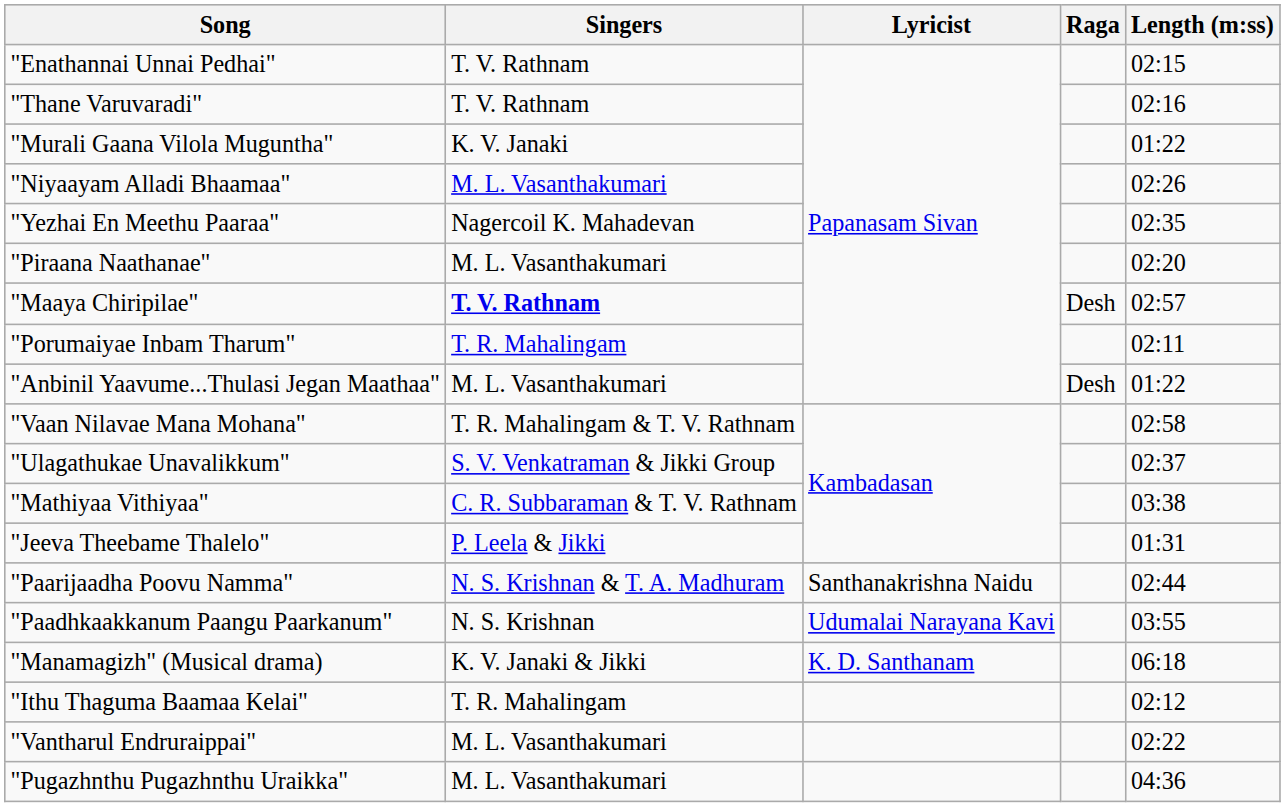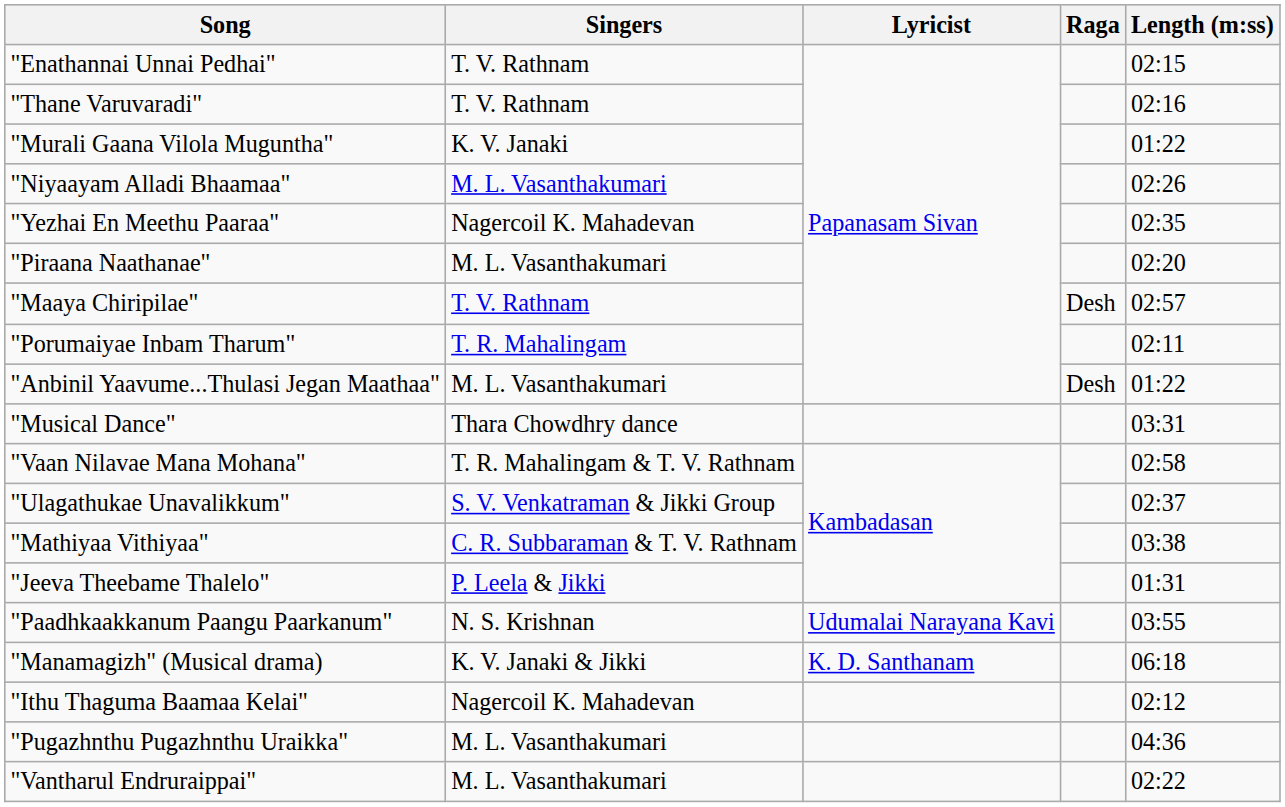(526, 303) bold -> (520, 303) normal
+ row: (93, 423)
- row: (152, 582)
(539, 702) T. R. Mahalingam -> (573, 702) Nagercoil K. Mahadevan
rows swapped: (179, 781) <-> (133, 741)
